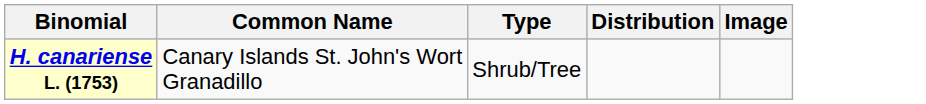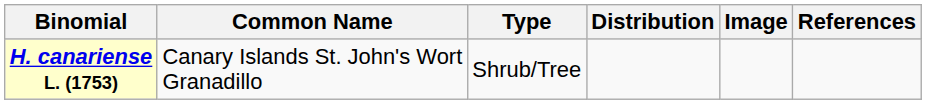+ column: (857, 21)
